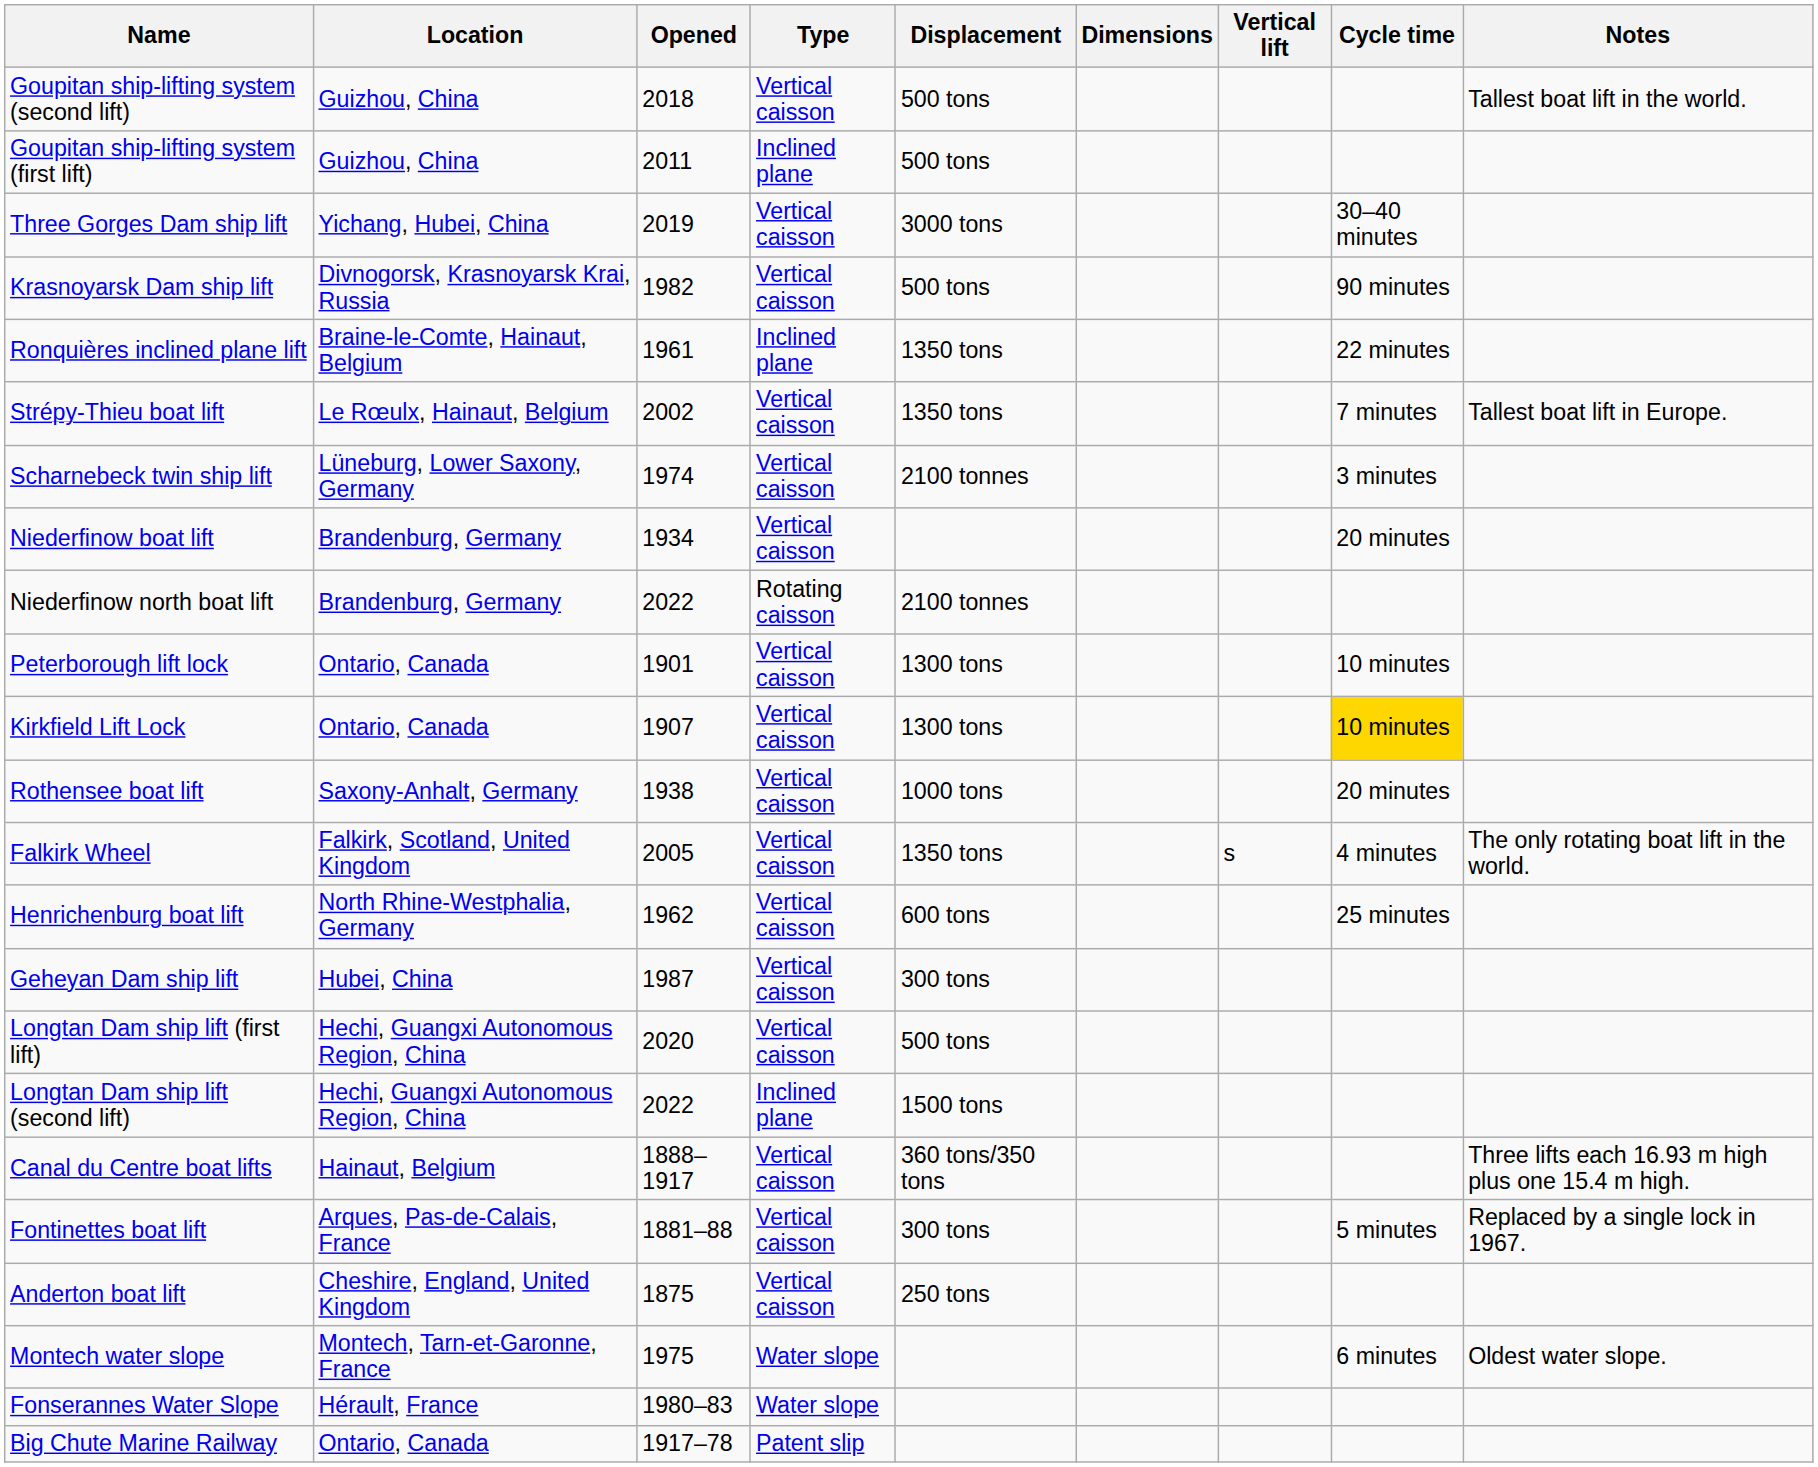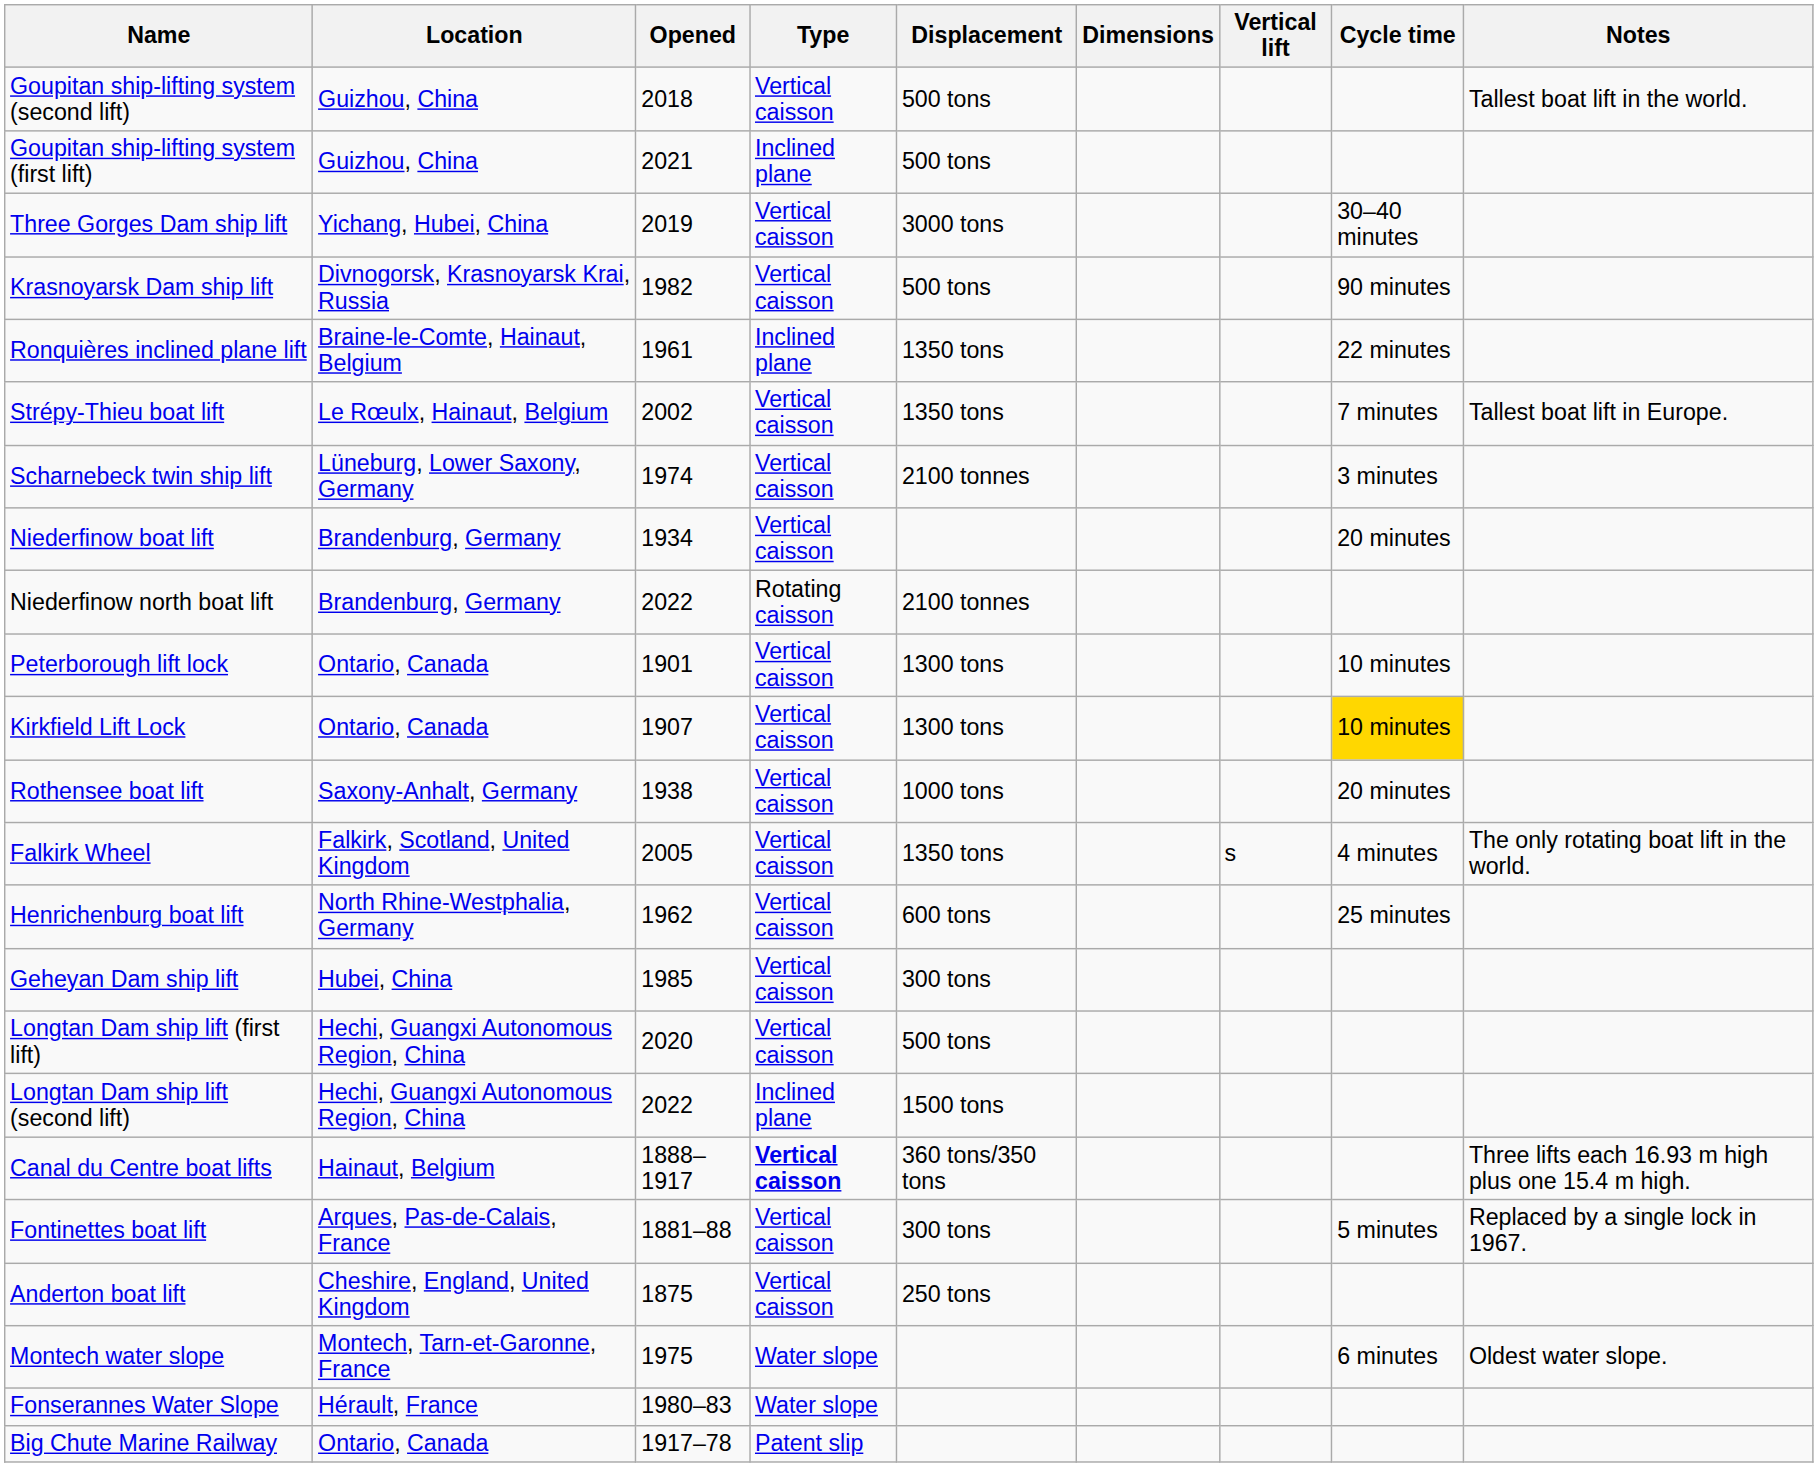(667, 161) 2011 -> (667, 161) 2021
(668, 979) 1987 -> (667, 979) 1985
(795, 1168) normal -> (798, 1168) bold
